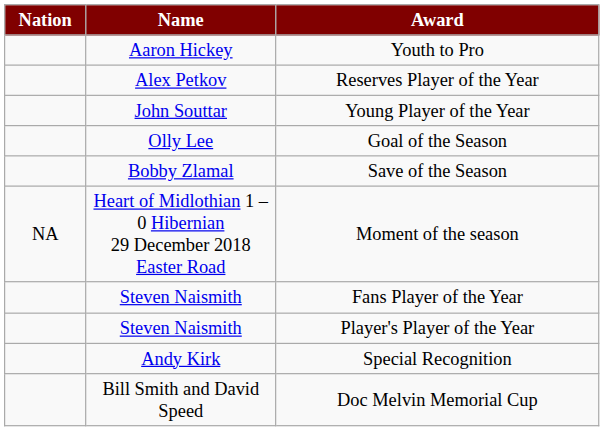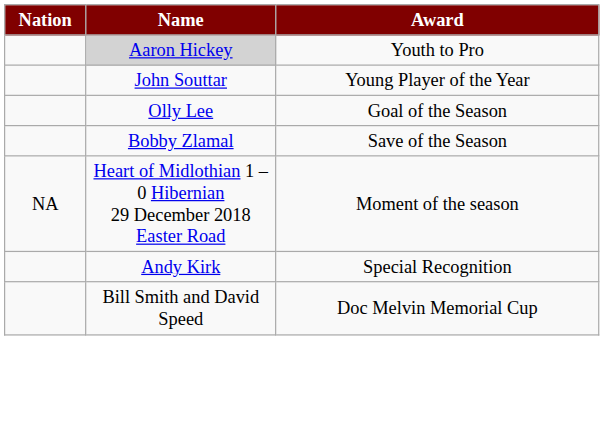(181, 50) no background -> (181, 50) lightgrey background
- row: (437, 80)
- row: (437, 297)
- row: (437, 327)
